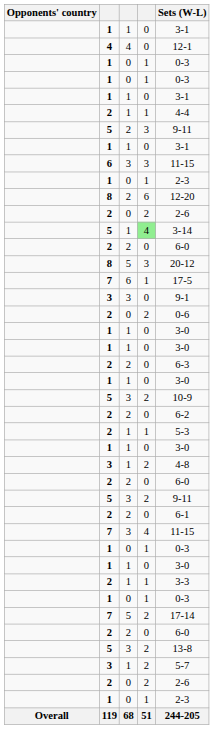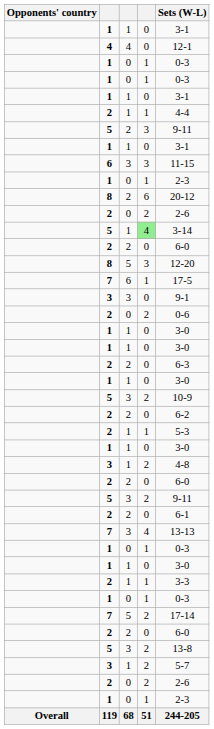(182, 197) 12-20 -> (182, 197) 20-12
(182, 264) 20-12 -> (182, 264) 12-20
(182, 532) 11-15 -> (182, 532) 13-13
